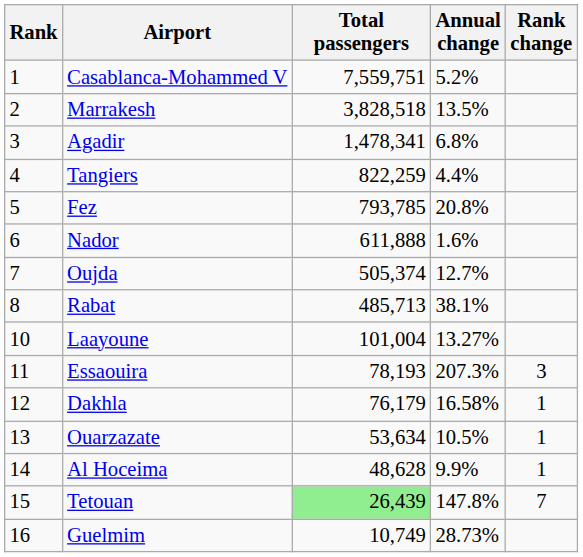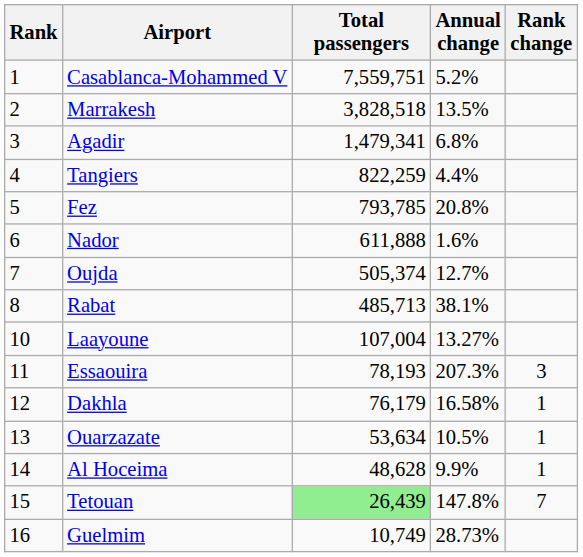(385, 142) 1,478,341 -> (385, 142) 1,479,341
(392, 338) 101,004 -> (392, 338) 107,004
